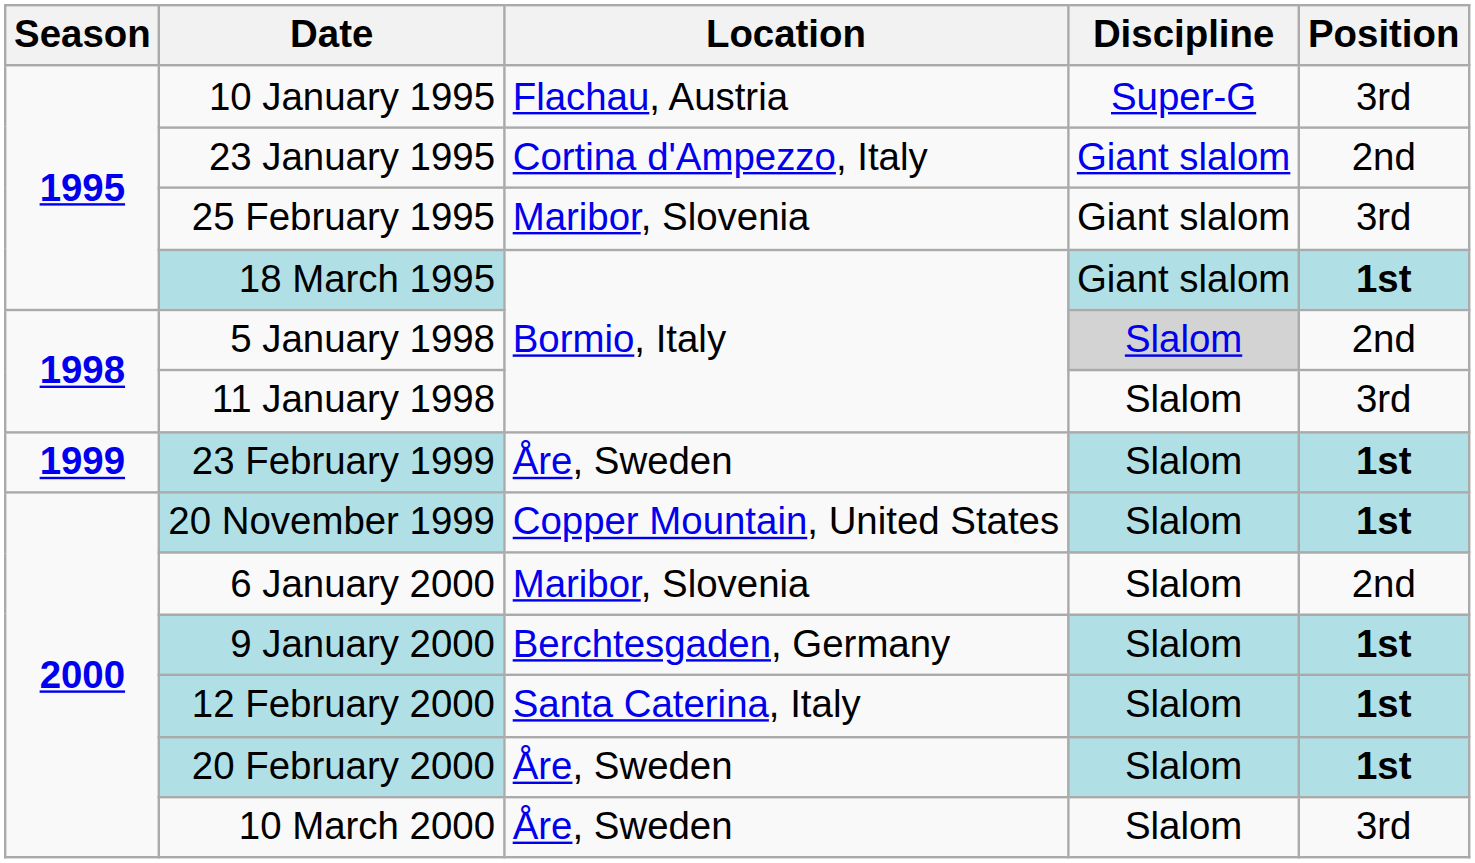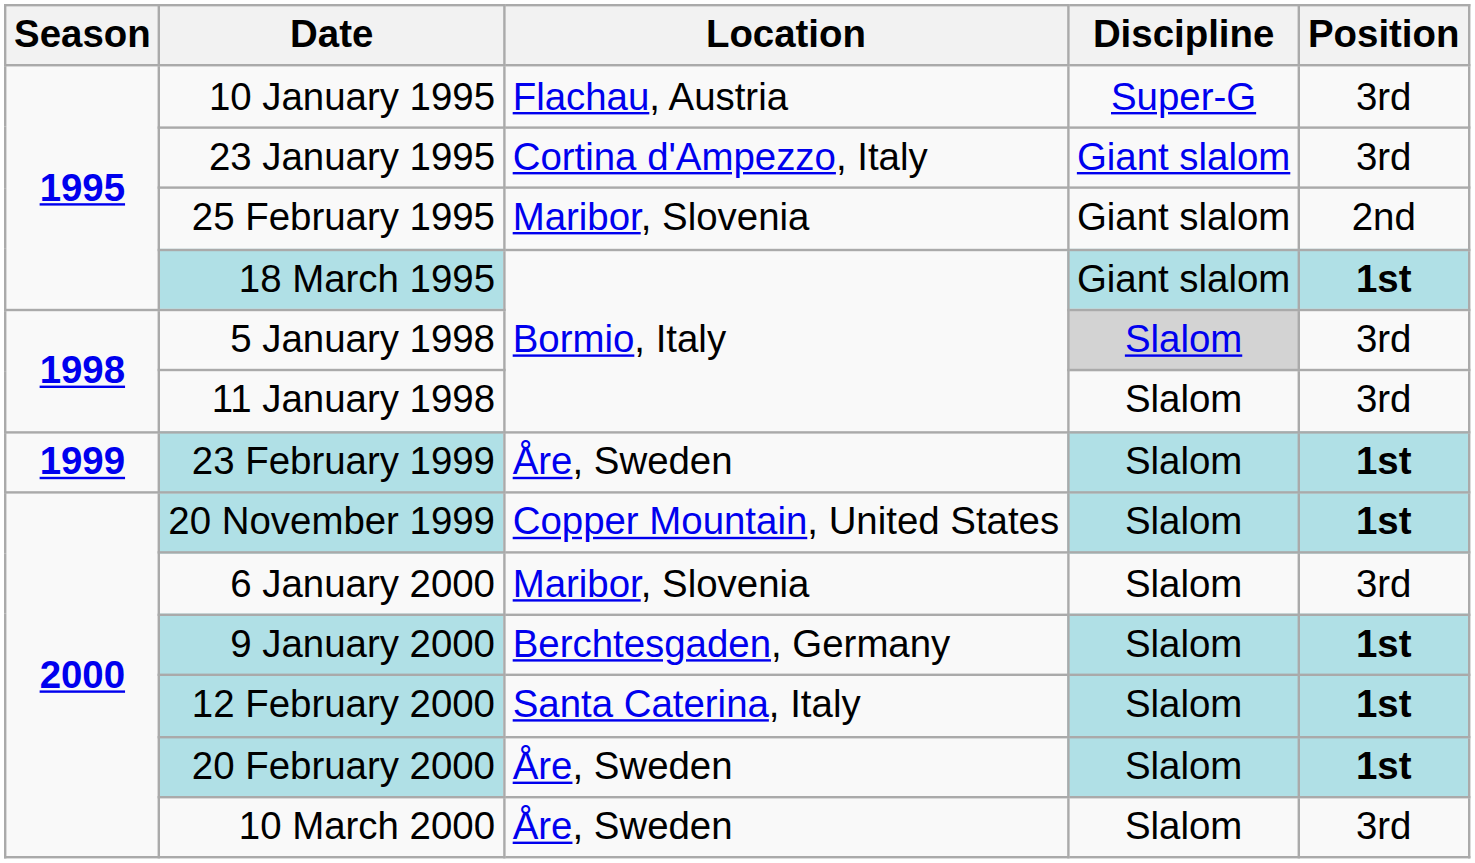(1384, 156) 2nd -> (1384, 156) 3rd
(1384, 217) 3rd -> (1384, 217) 2nd
(1384, 339) 2nd -> (1384, 339) 3rd
(1384, 583) 2nd -> (1384, 583) 3rd
